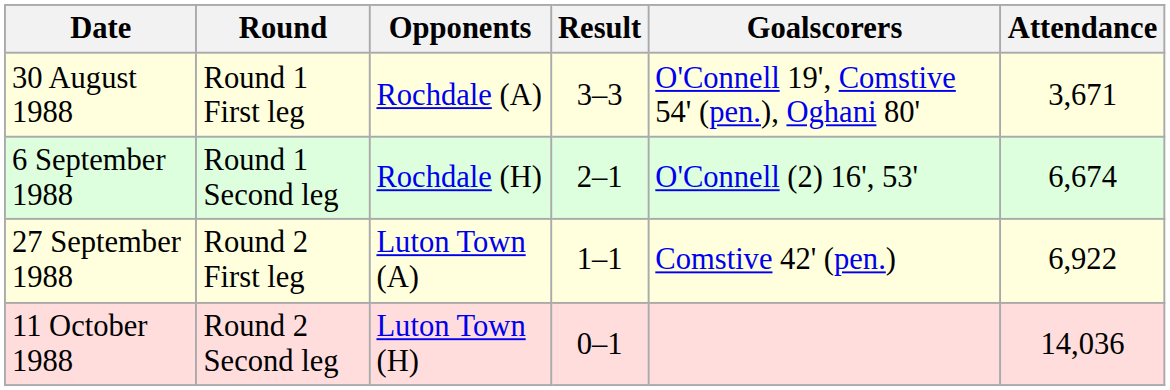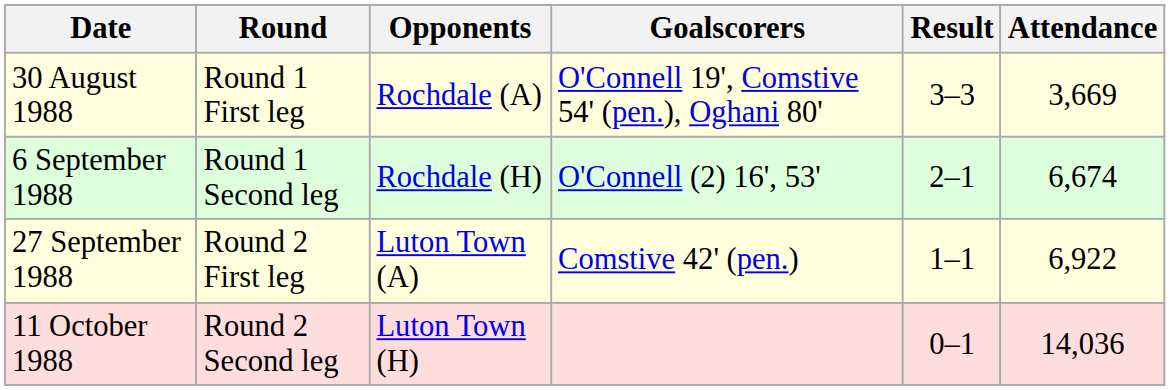columns swapped: (600, 28) <-> (825, 28)
(1083, 94) 3,671 -> (1083, 94) 3,669
